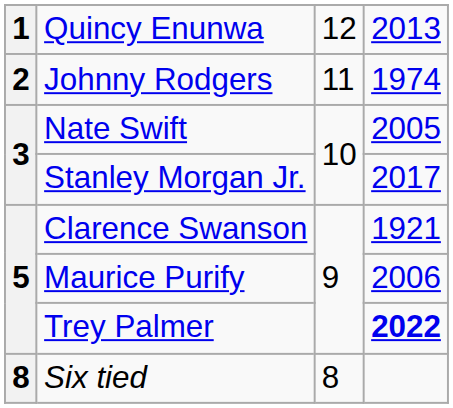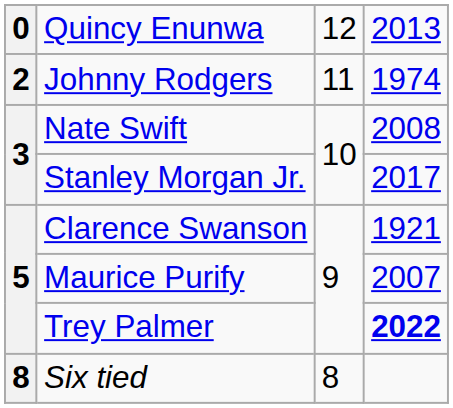(21, 29) 1 -> (21, 29) 0
(406, 128) 2005 -> (406, 128) 2008
(406, 278) 2006 -> (406, 278) 2007
